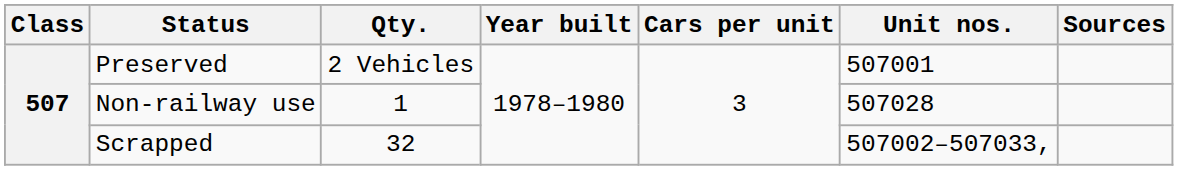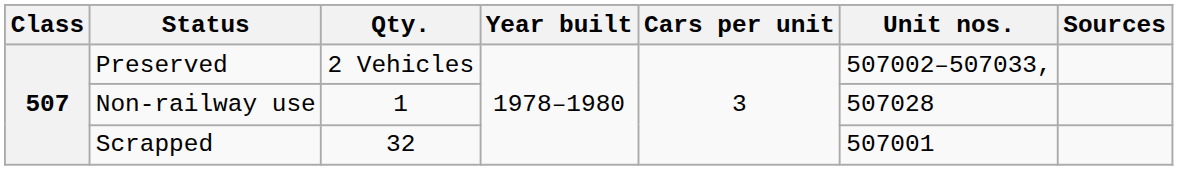(890, 65) 507001 -> (949, 65) 507002–507033,
(949, 144) 507002–507033, -> (890, 144) 507001
